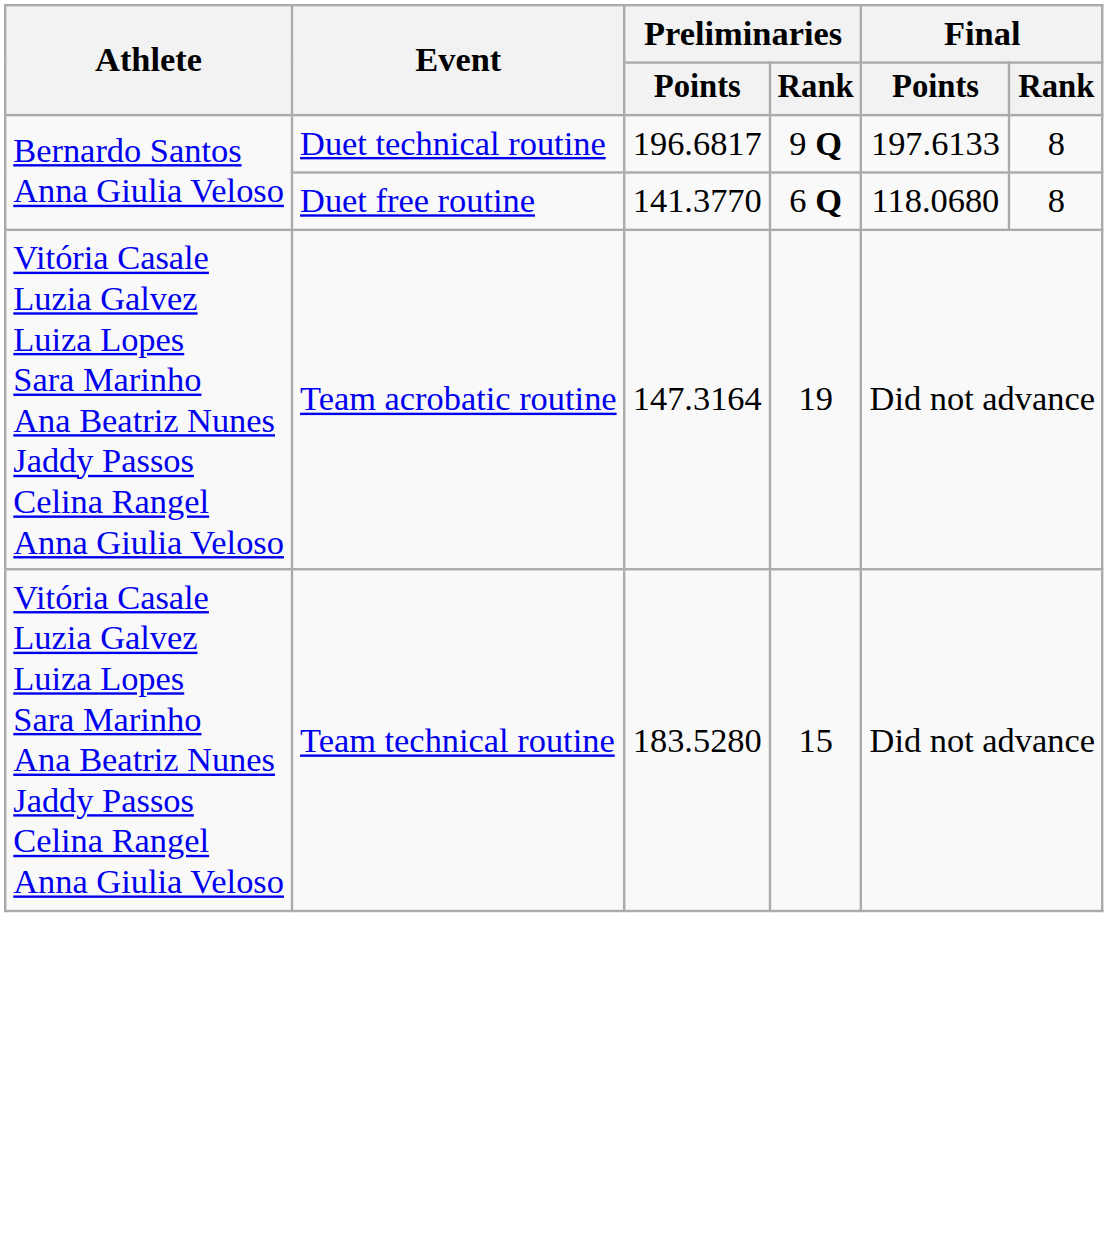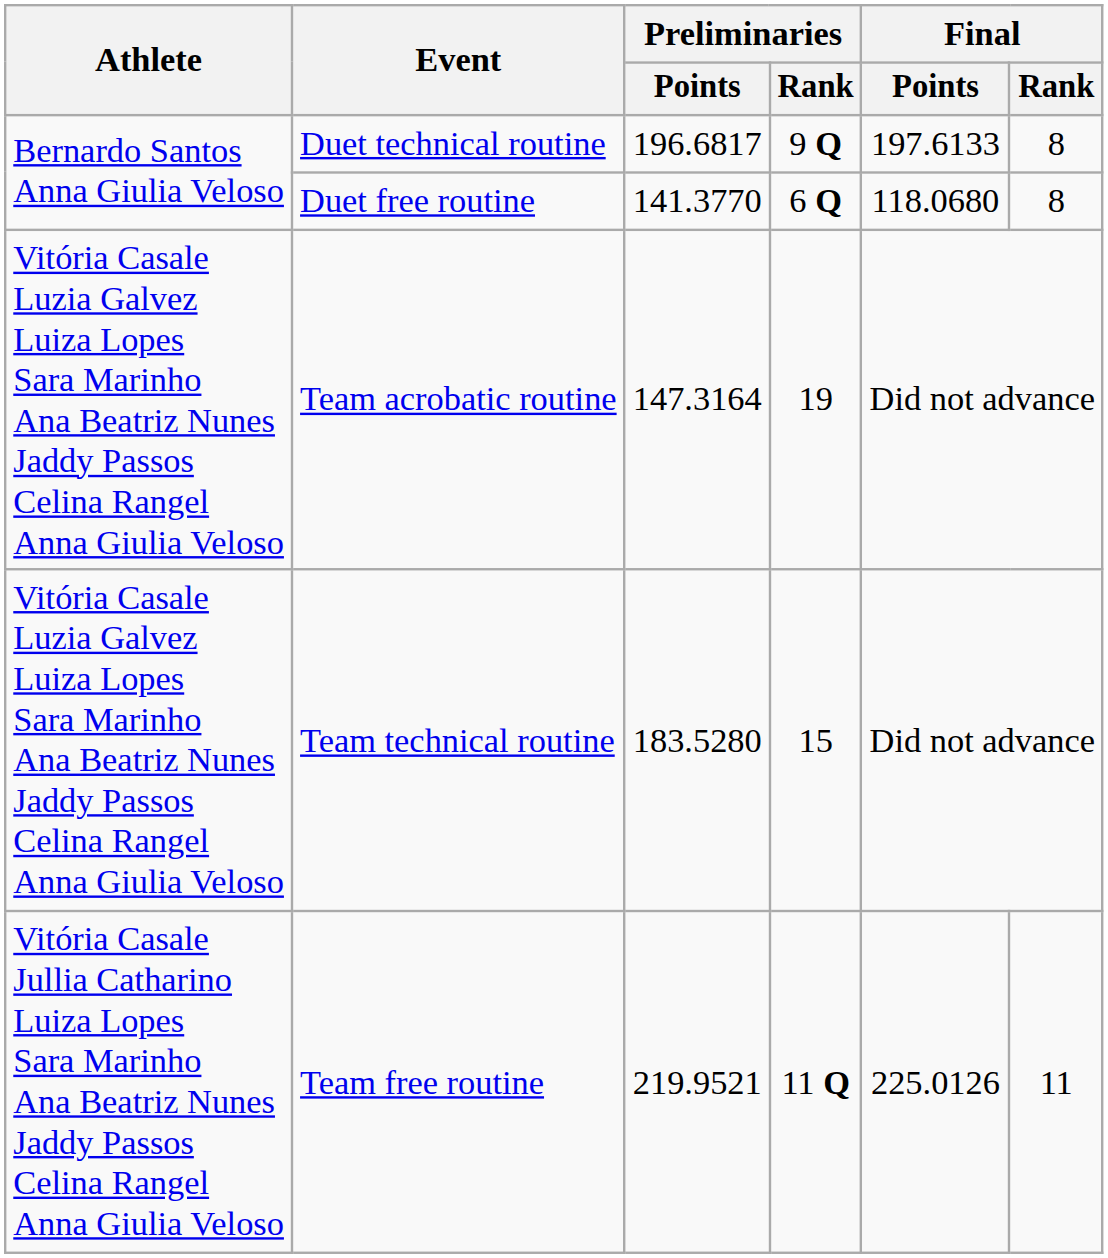+ row: (422, 1081)
